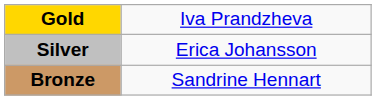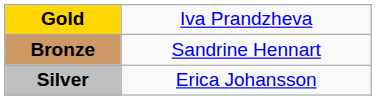rows swapped: (63, 49) <-> (63, 79)
